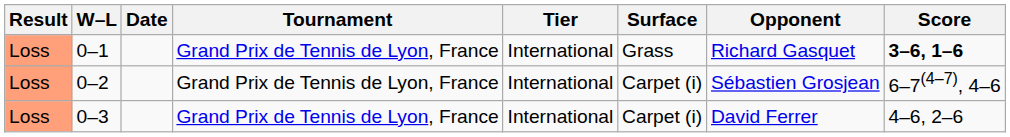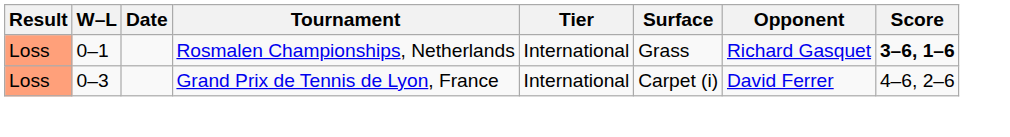(338, 50) Grand Prix de Tennis de Lyon, France -> (346, 50) Rosmalen Championships, Netherlands
- row: (93, 83)
